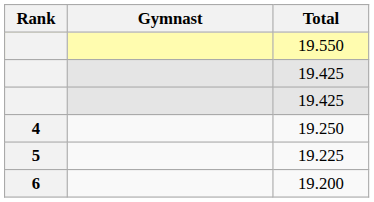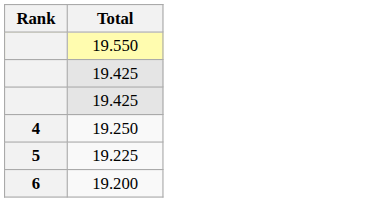- column: (170, 18)
